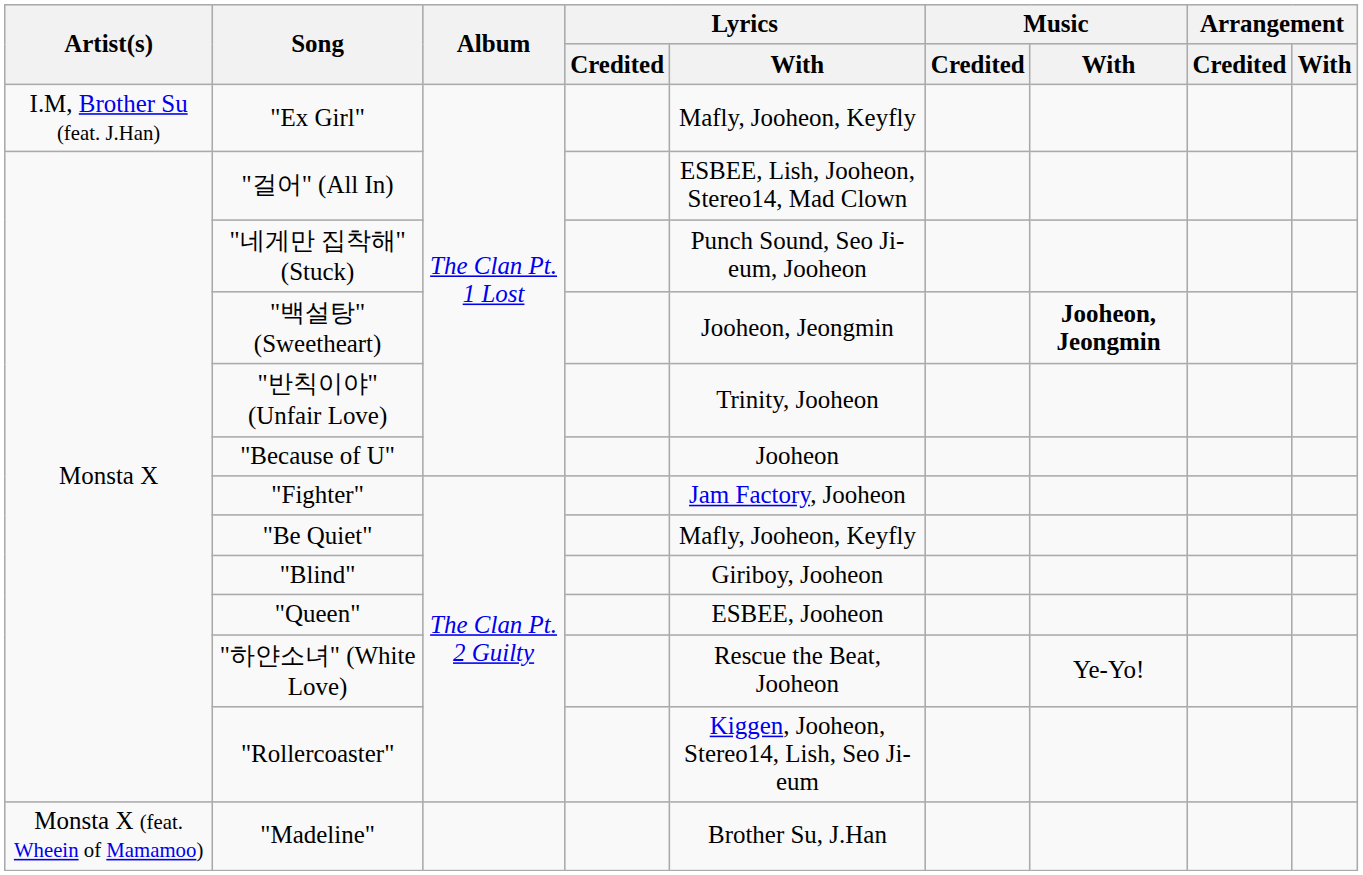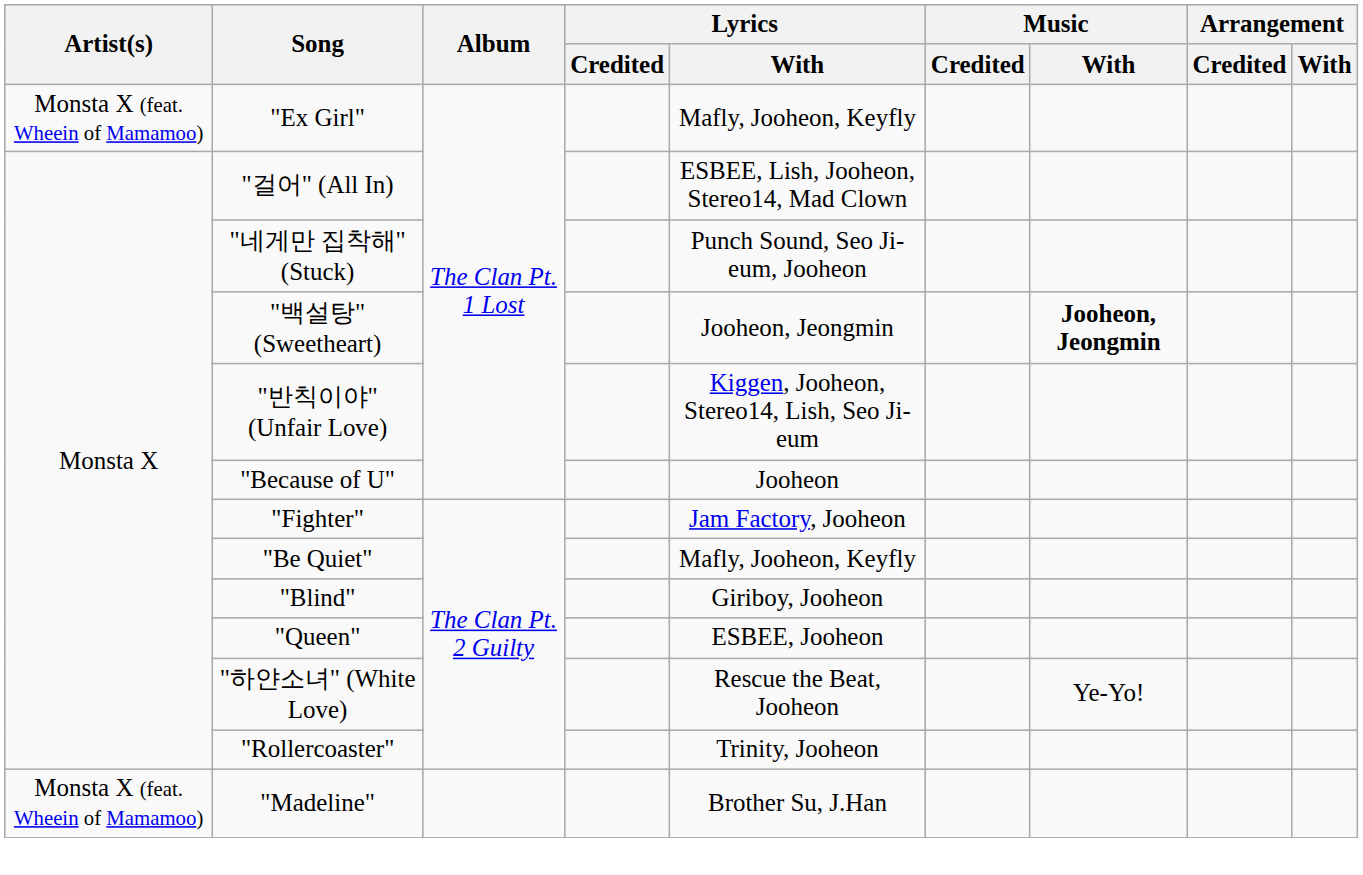(109, 117) I.M, Brother Su (feat. J.Han) -> (109, 117) Monsta X (feat. Wheein of Mamamoo)
(797, 399) Trinity, Jooheon -> (797, 411) Kiggen, Jooheon, Stereo14, Lish, Seo Ji-eum
(797, 754) Kiggen, Jooheon, Stereo14, Lish, Seo Ji-eum -> (797, 749) Trinity, Jooheon
